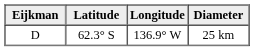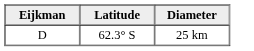- column: (157, 15)
